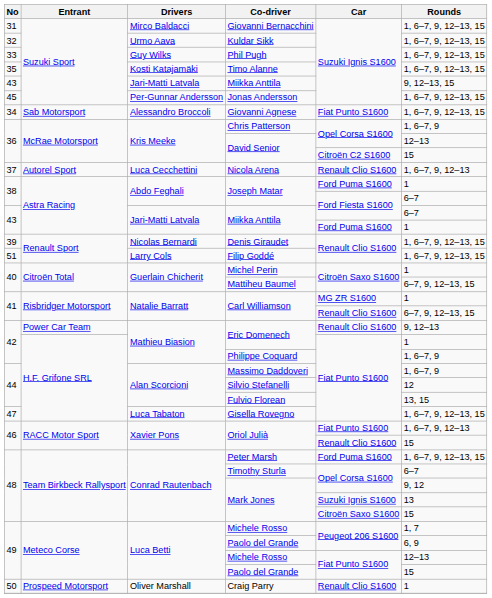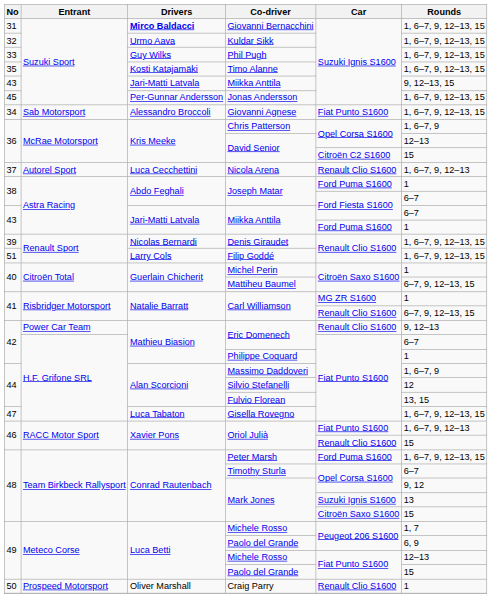(160, 25) normal -> (162, 25) bold
(406, 341) 1 -> (411, 341) 6–7
(421, 356) 1, 6–7, 9 -> (406, 356) 1
